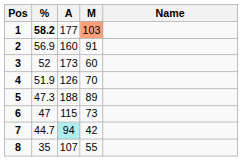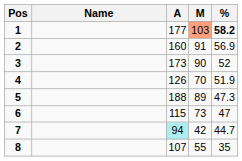columns swapped: (170, 13) <-> (44, 13)
(91, 64) 60 -> (200, 64) 90
